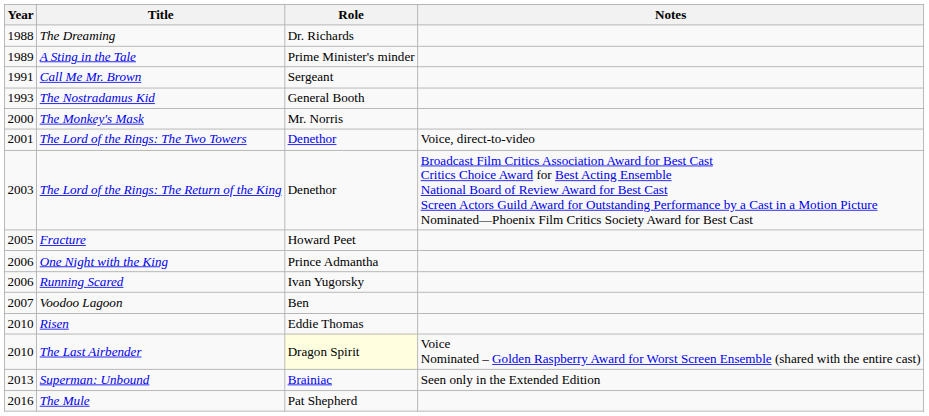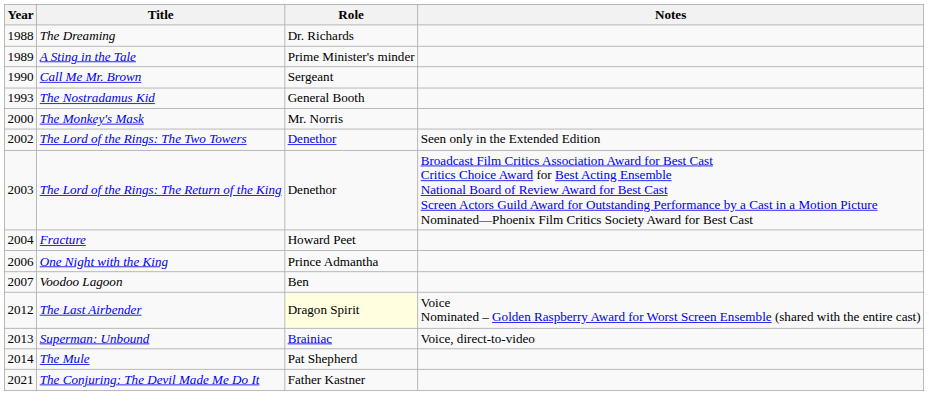(21, 77) 1991 -> (21, 77) 1990
(21, 139) 2001 -> (21, 139) 2002
(478, 139) Voice, direct-to-video -> (510, 139) Seen only in the Extended Edition
(21, 240) 2005 -> (21, 240) 2004
- row: (82, 282)
- row: (54, 323)
(21, 351) 2010 -> (21, 310) 2012
(510, 380) Seen only in the Extended Edition -> (478, 338) Voice, direct-to-video
(21, 400) 2016 -> (21, 359) 2014
+ row: (150, 380)
